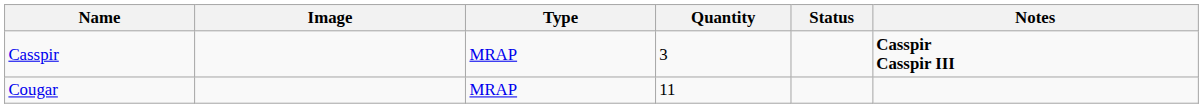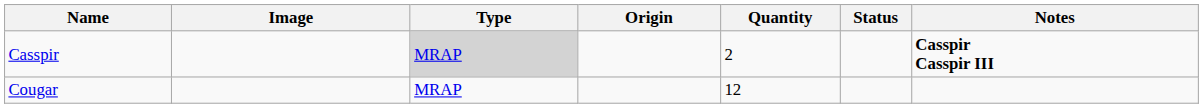+ column: (649, 17)
(493, 53) no background -> (438, 53) lightgrey background
(664, 53) 3 -> (729, 53) 2
(667, 90) 11 -> (733, 90) 12
